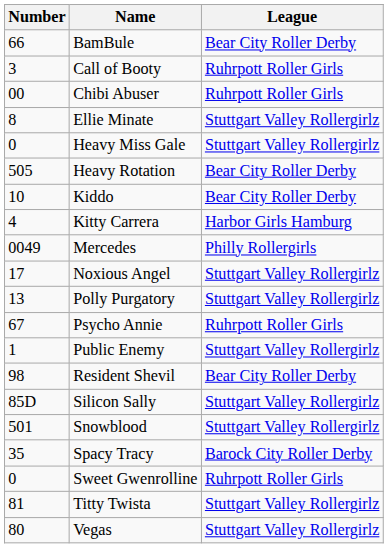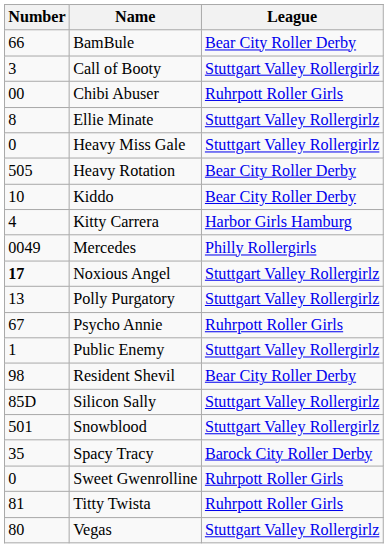(274, 68) Ruhrpott Roller Girls -> (292, 68) Stuttgart Valley Rollergirlz
(16, 273) normal -> (16, 273) bold
(292, 504) Stuttgart Valley Rollergirlz -> (274, 504) Ruhrpott Roller Girls
